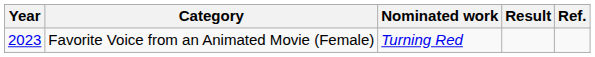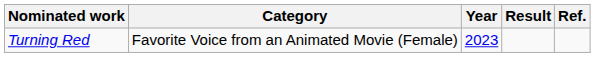columns swapped: (25, 16) <-> (440, 16)
